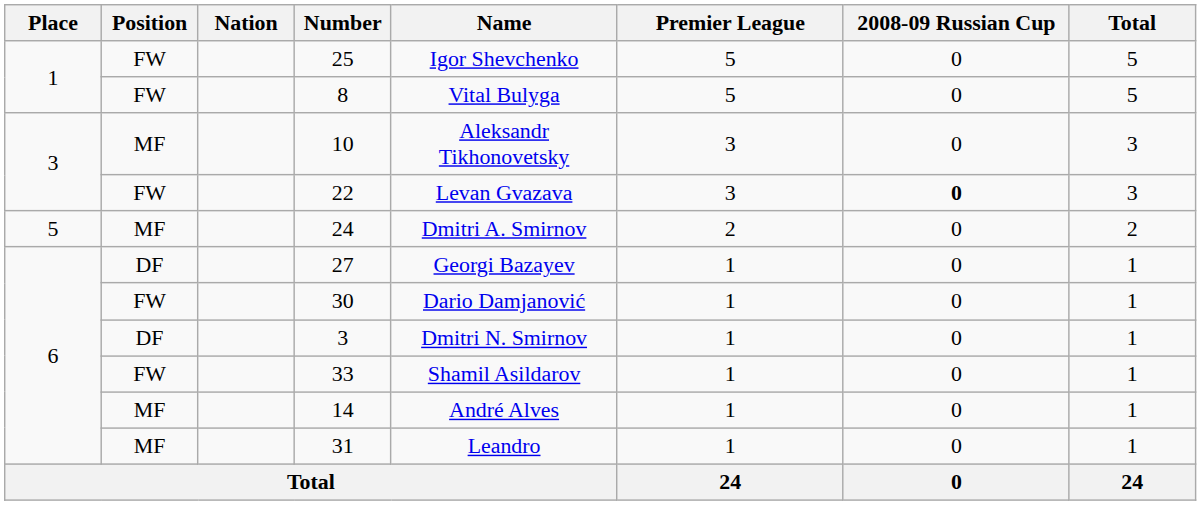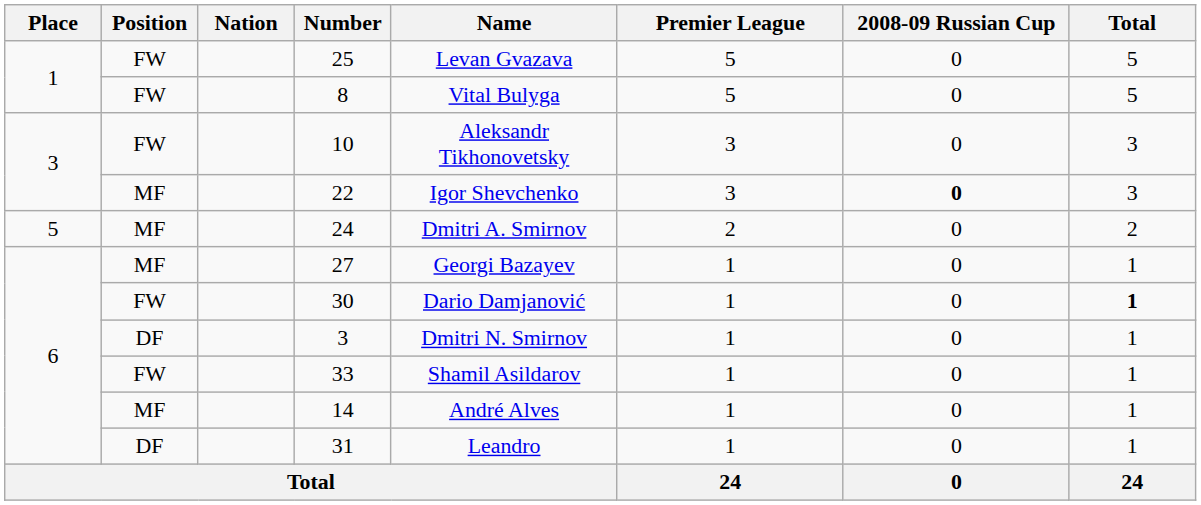(504, 58) Igor Shevchenko -> (504, 58) Levan Gvazava
(150, 143) MF -> (150, 143) FW
(150, 193) FW -> (150, 193) MF
(504, 193) Levan Gvazava -> (504, 193) Igor Shevchenko
(150, 265) DF -> (150, 265) MF
(1132, 301) normal -> (1132, 301) bold
(150, 445) MF -> (150, 445) DF
